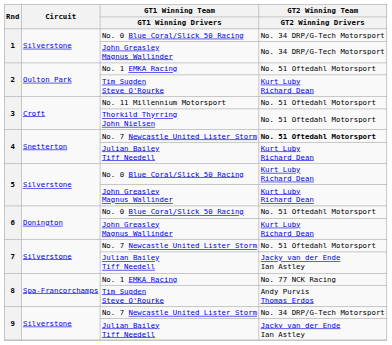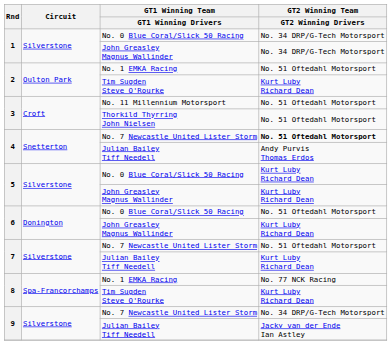(287, 153) Kurt Luby Richard Dean -> (287, 153) Andy Purvis Thomas Erdos
(301, 262) Jacky van der Ende Ian Astley -> (287, 262) Kurt Luby Richard Dean
(287, 296) Andy Purvis Thomas Erdos -> (287, 296) Kurt Luby Richard Dean
